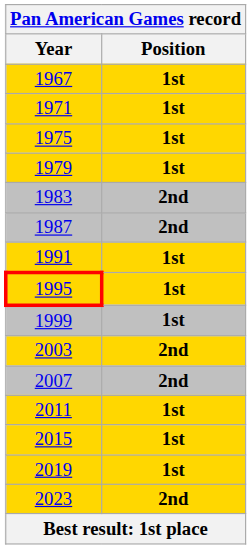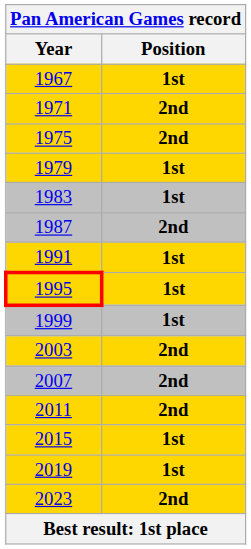(173, 108) 1st -> (173, 108) 2nd
(173, 138) 1st -> (173, 138) 2nd
(173, 197) 2nd -> (173, 197) 1st
(173, 409) 1st -> (173, 409) 2nd
